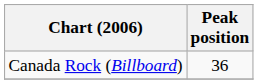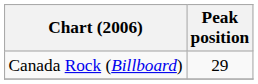(220, 65) 36 -> (220, 65) 29
